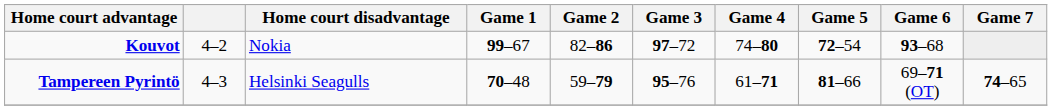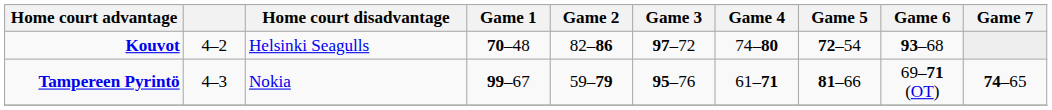(270, 45) Nokia -> (309, 45) Helsinki Seagulls
(508, 45) 99–67 -> (508, 45) 70–48
(309, 82) Helsinki Seagulls -> (270, 82) Nokia
(508, 82) 70–48 -> (508, 82) 99–67
